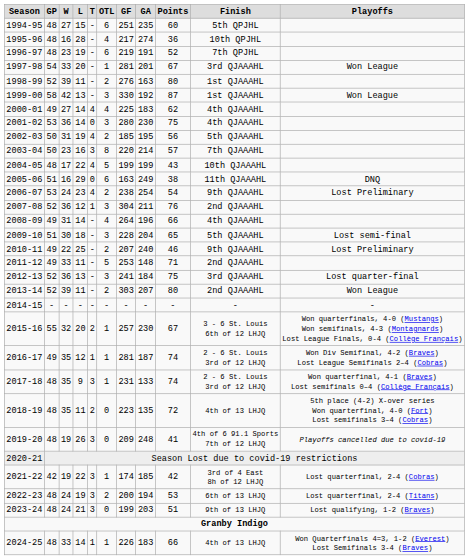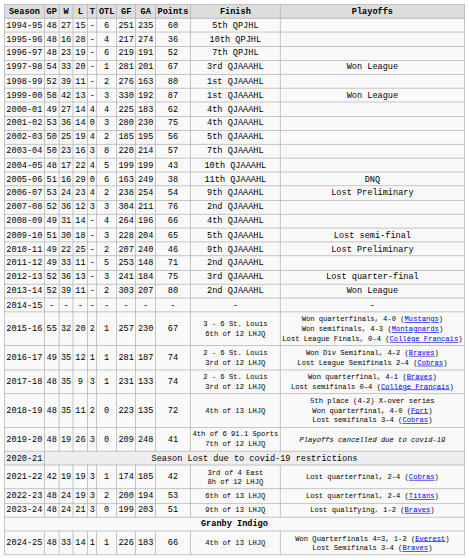(66, 137) 31 -> (66, 137) 25
(92, 207) 1 -> (92, 207) 3
(80, 477) 22 -> (80, 477) 19
